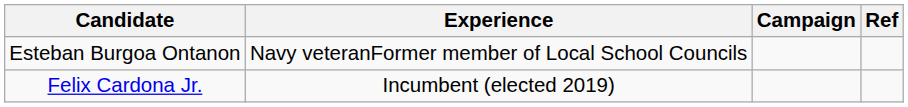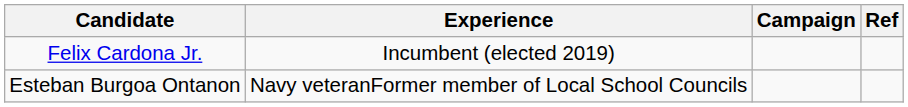rows swapped: (125, 85) <-> (125, 53)
